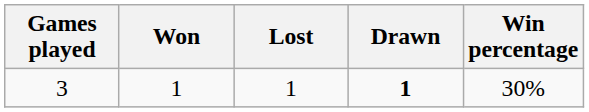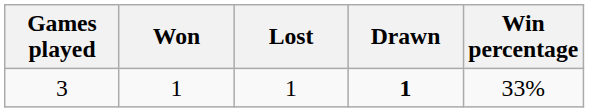(523, 87) 30% -> (523, 87) 33%
